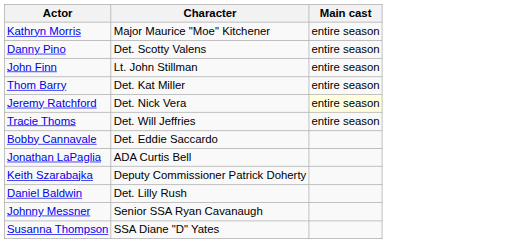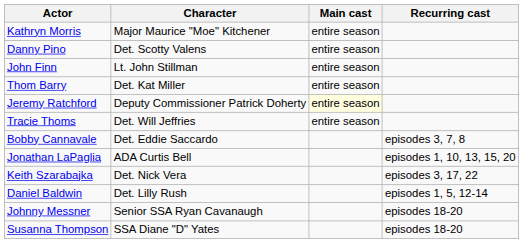+ column: (450, 13)
(150, 103) Det. Nick Vera -> (210, 103) Deputy Commissioner Patrick Doherty
(210, 175) Deputy Commissioner Patrick Doherty -> (150, 175) Det. Nick Vera
